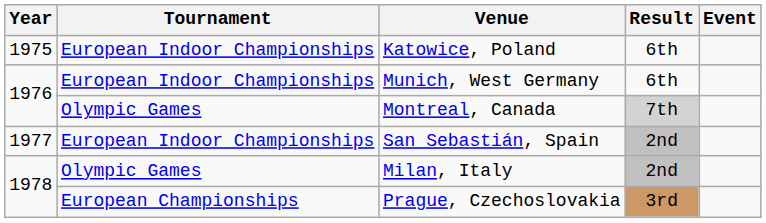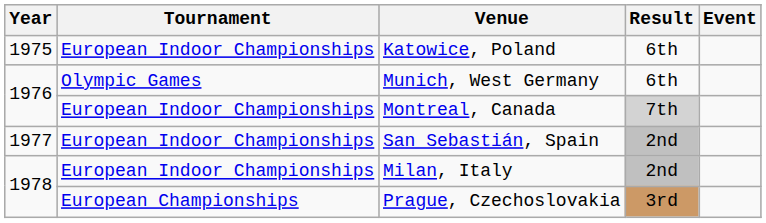(218, 80) European Indoor Championships -> (131, 80) Olympic Games
(131, 110) Olympic Games -> (218, 110) European Indoor Championships
(131, 171) Olympic Games -> (218, 171) European Indoor Championships
